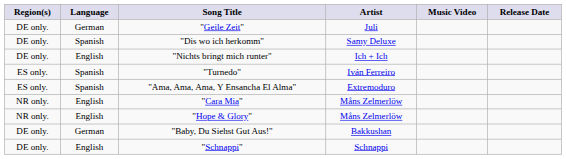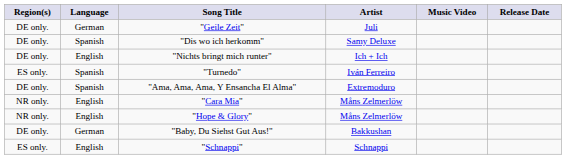(32, 86) ES only. -> (32, 86) DE only.
(32, 146) DE only. -> (32, 146) ES only.
